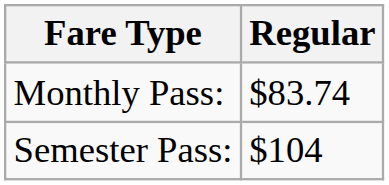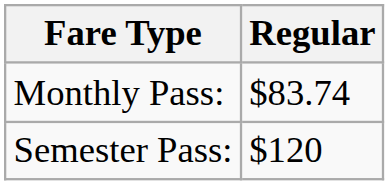(286, 149) $104 -> (286, 149) $120
